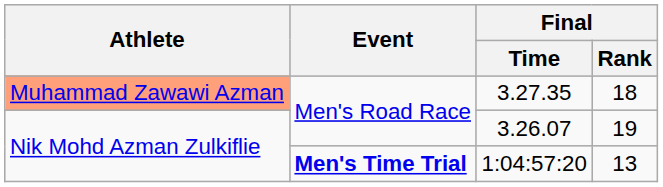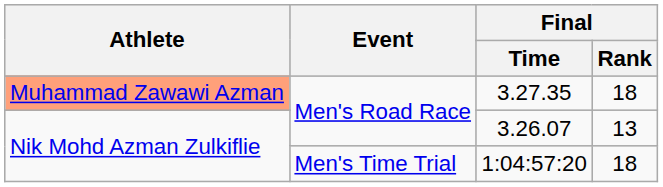(625, 129) 19 -> (625, 129) 13
(381, 164) bold -> (375, 164) normal
(625, 164) 13 -> (625, 164) 18
